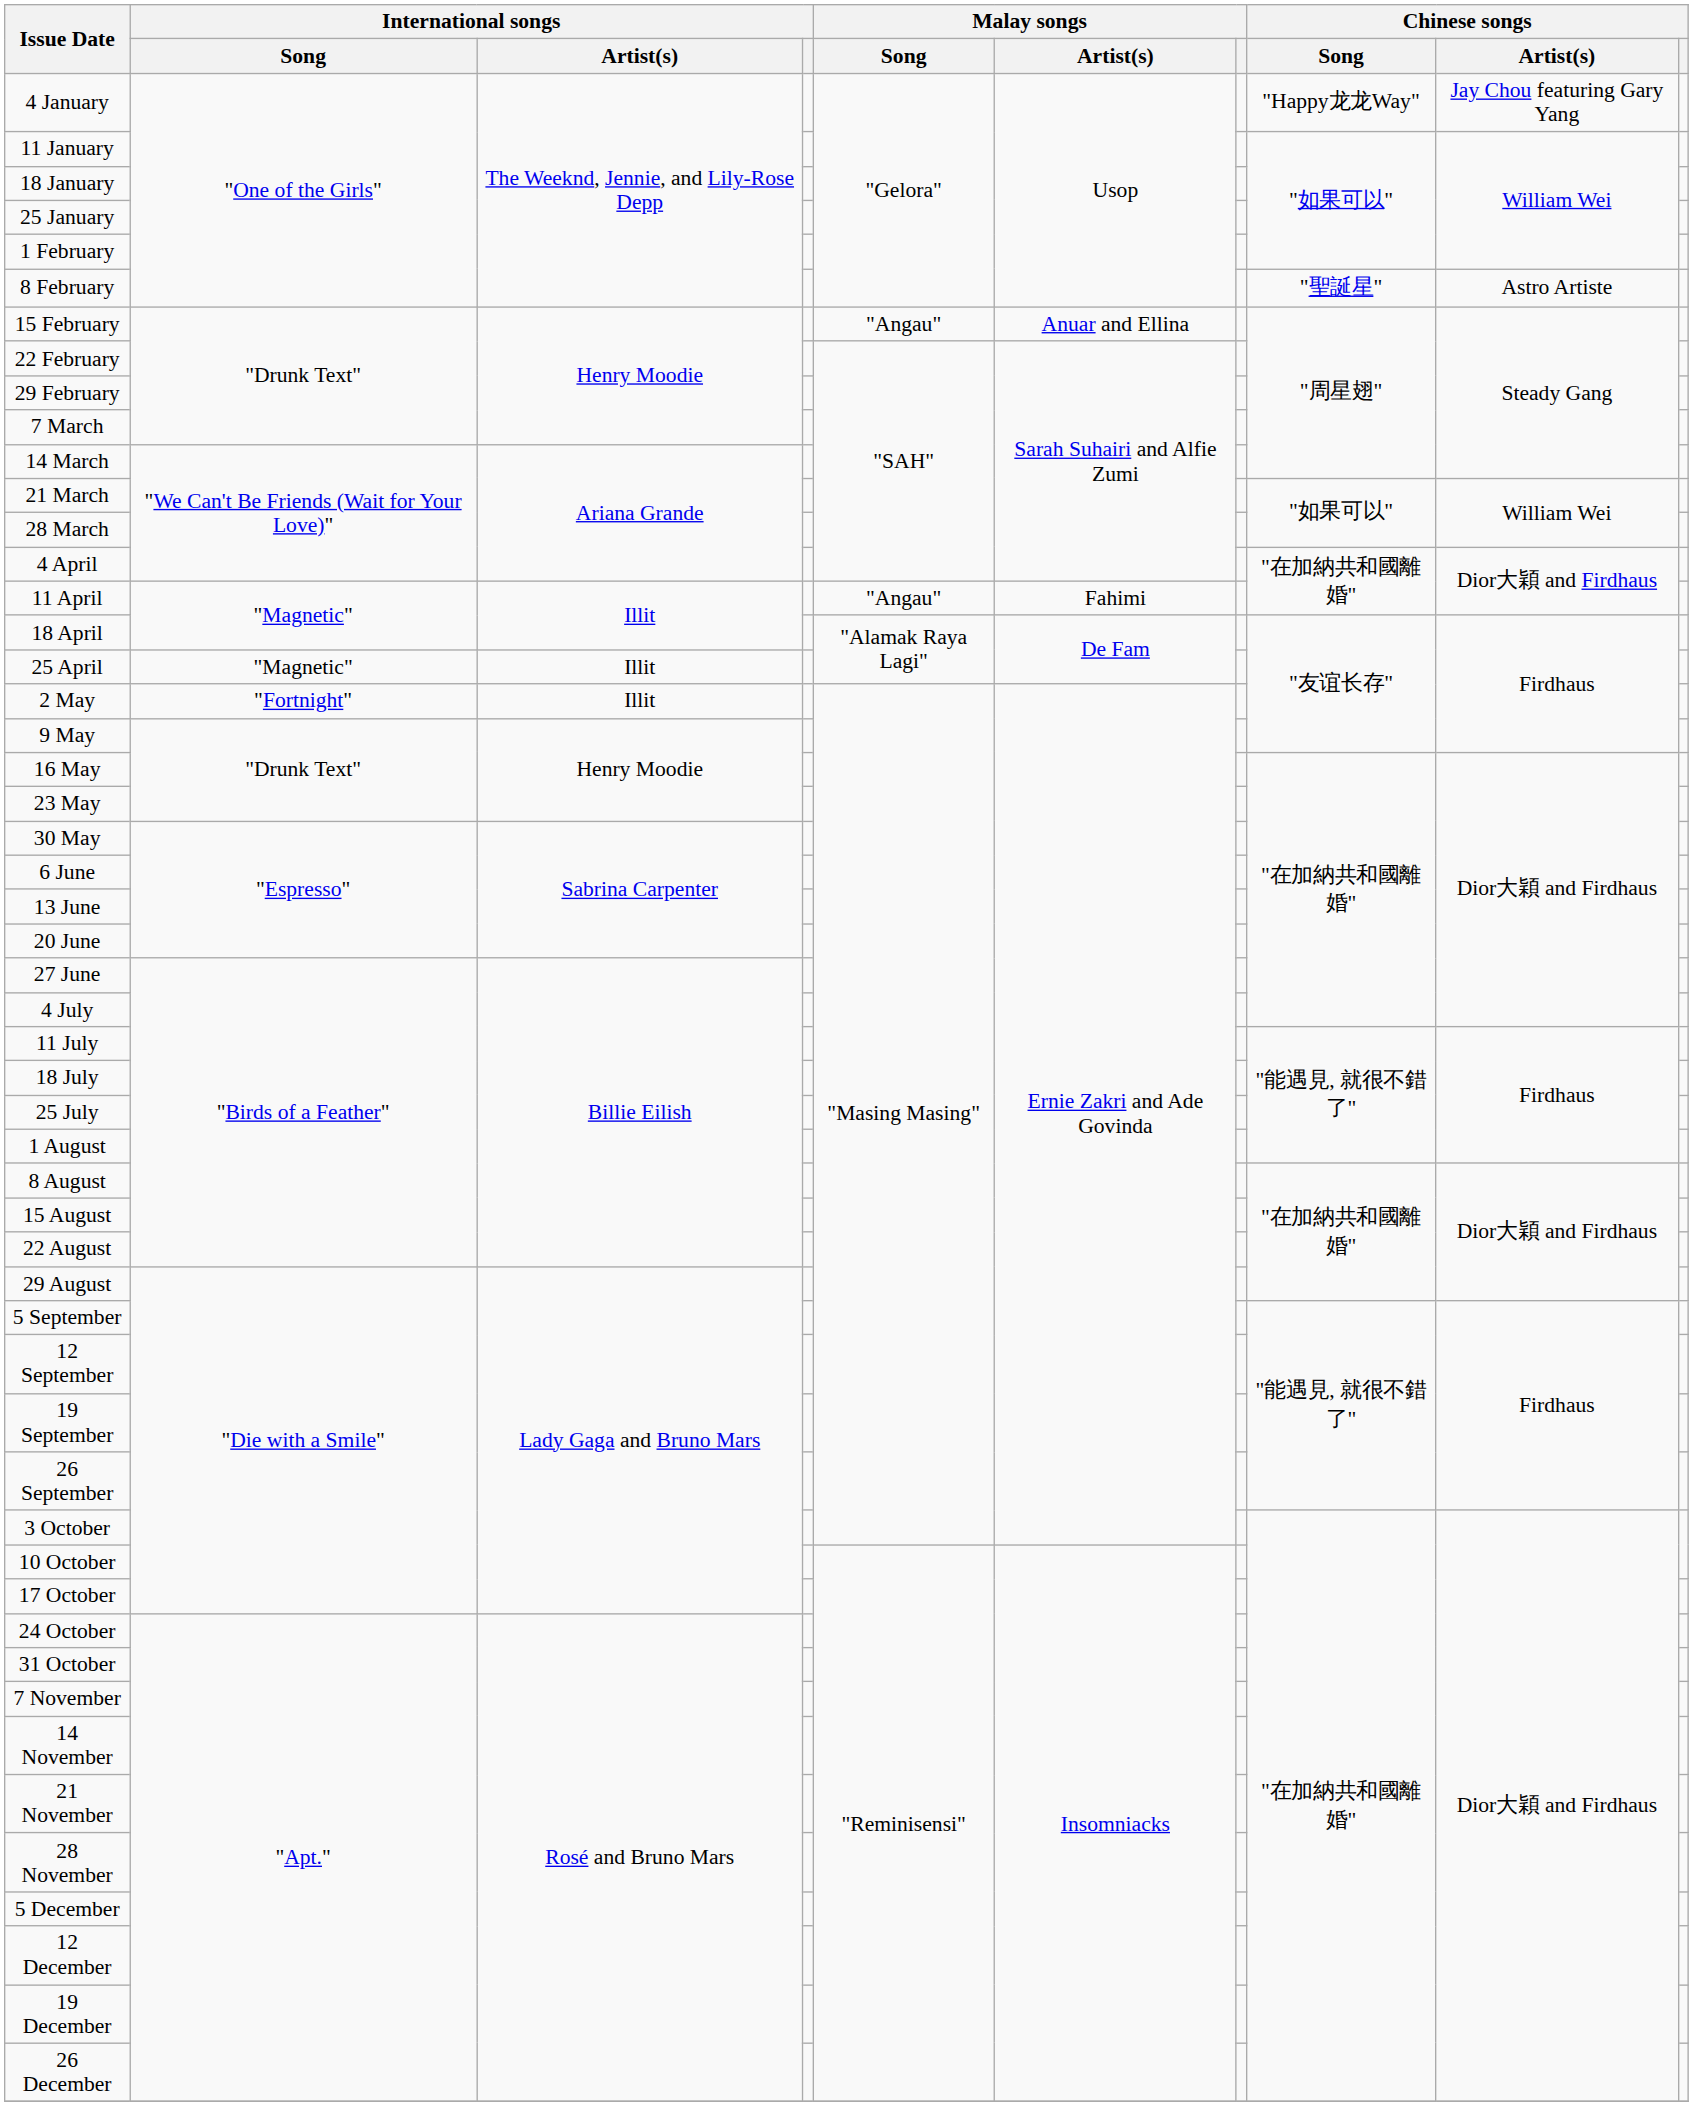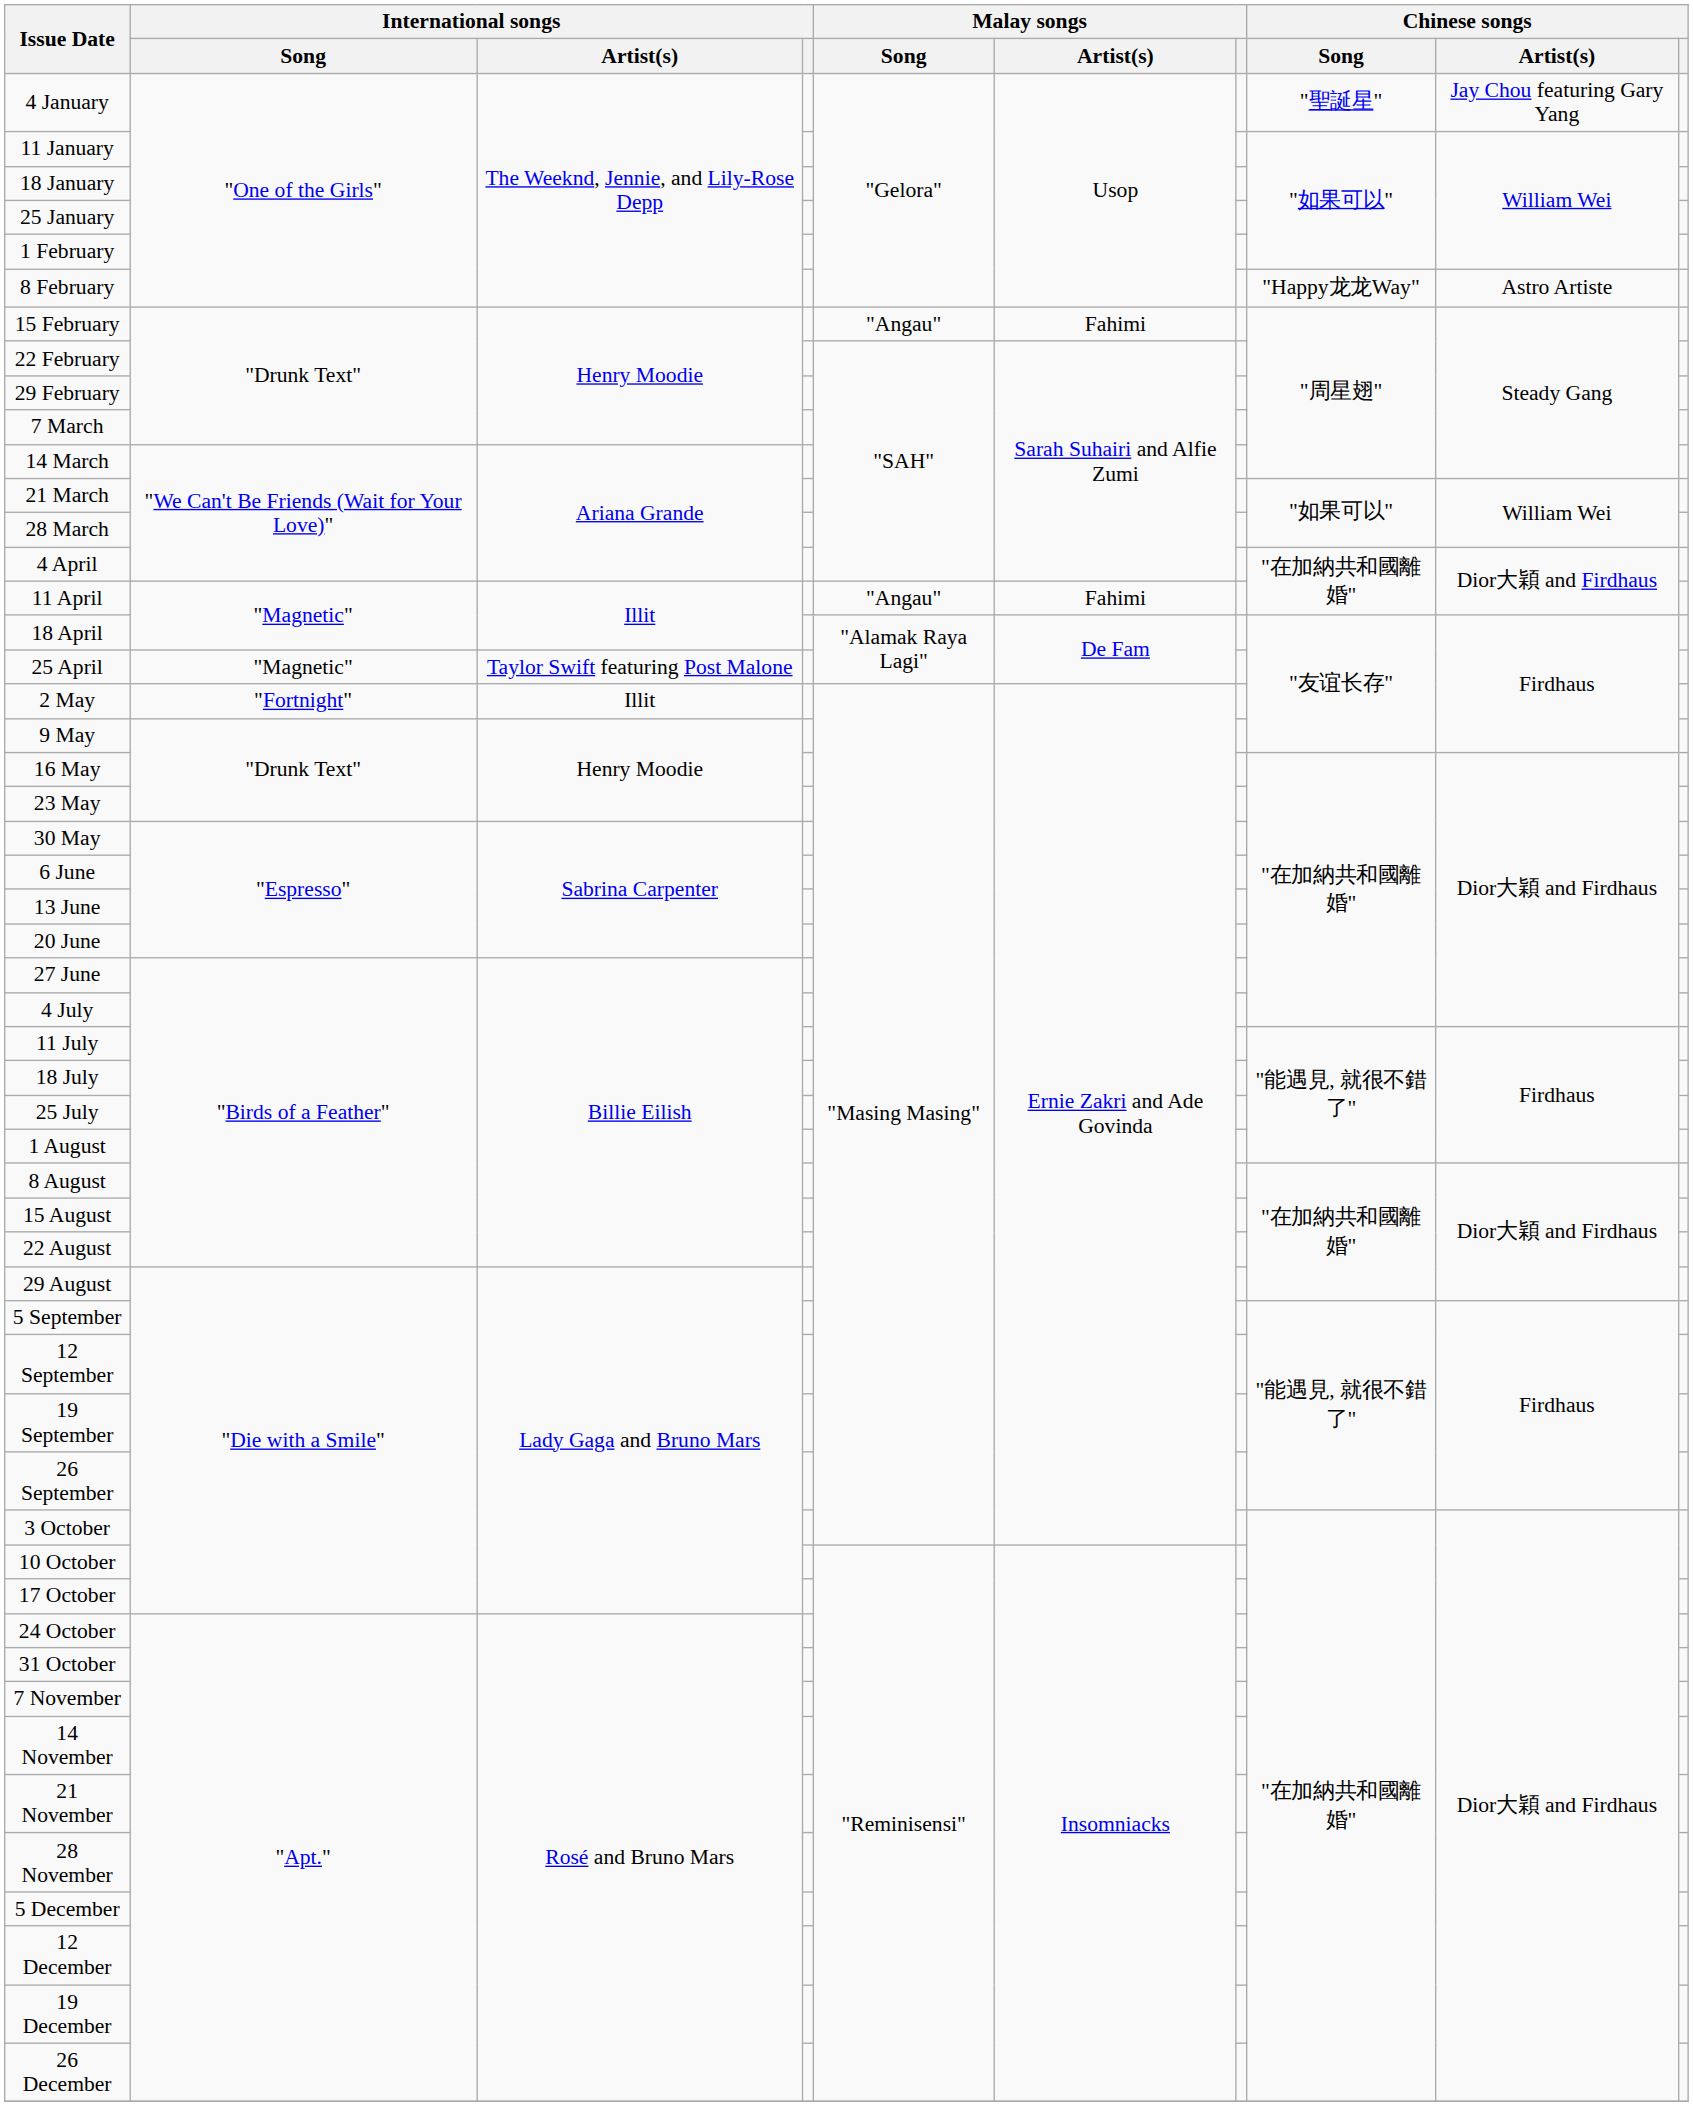(1341, 101) "Happy龙龙Way" -> (1341, 101) "聖誕星"
(1341, 287) "聖誕星" -> (1341, 287) "Happy龙龙Way"
(1115, 324) Anuar and Ellina -> (1115, 324) Fahimi
(640, 666) Illit -> (640, 666) Taylor Swift featuring Post Malone
